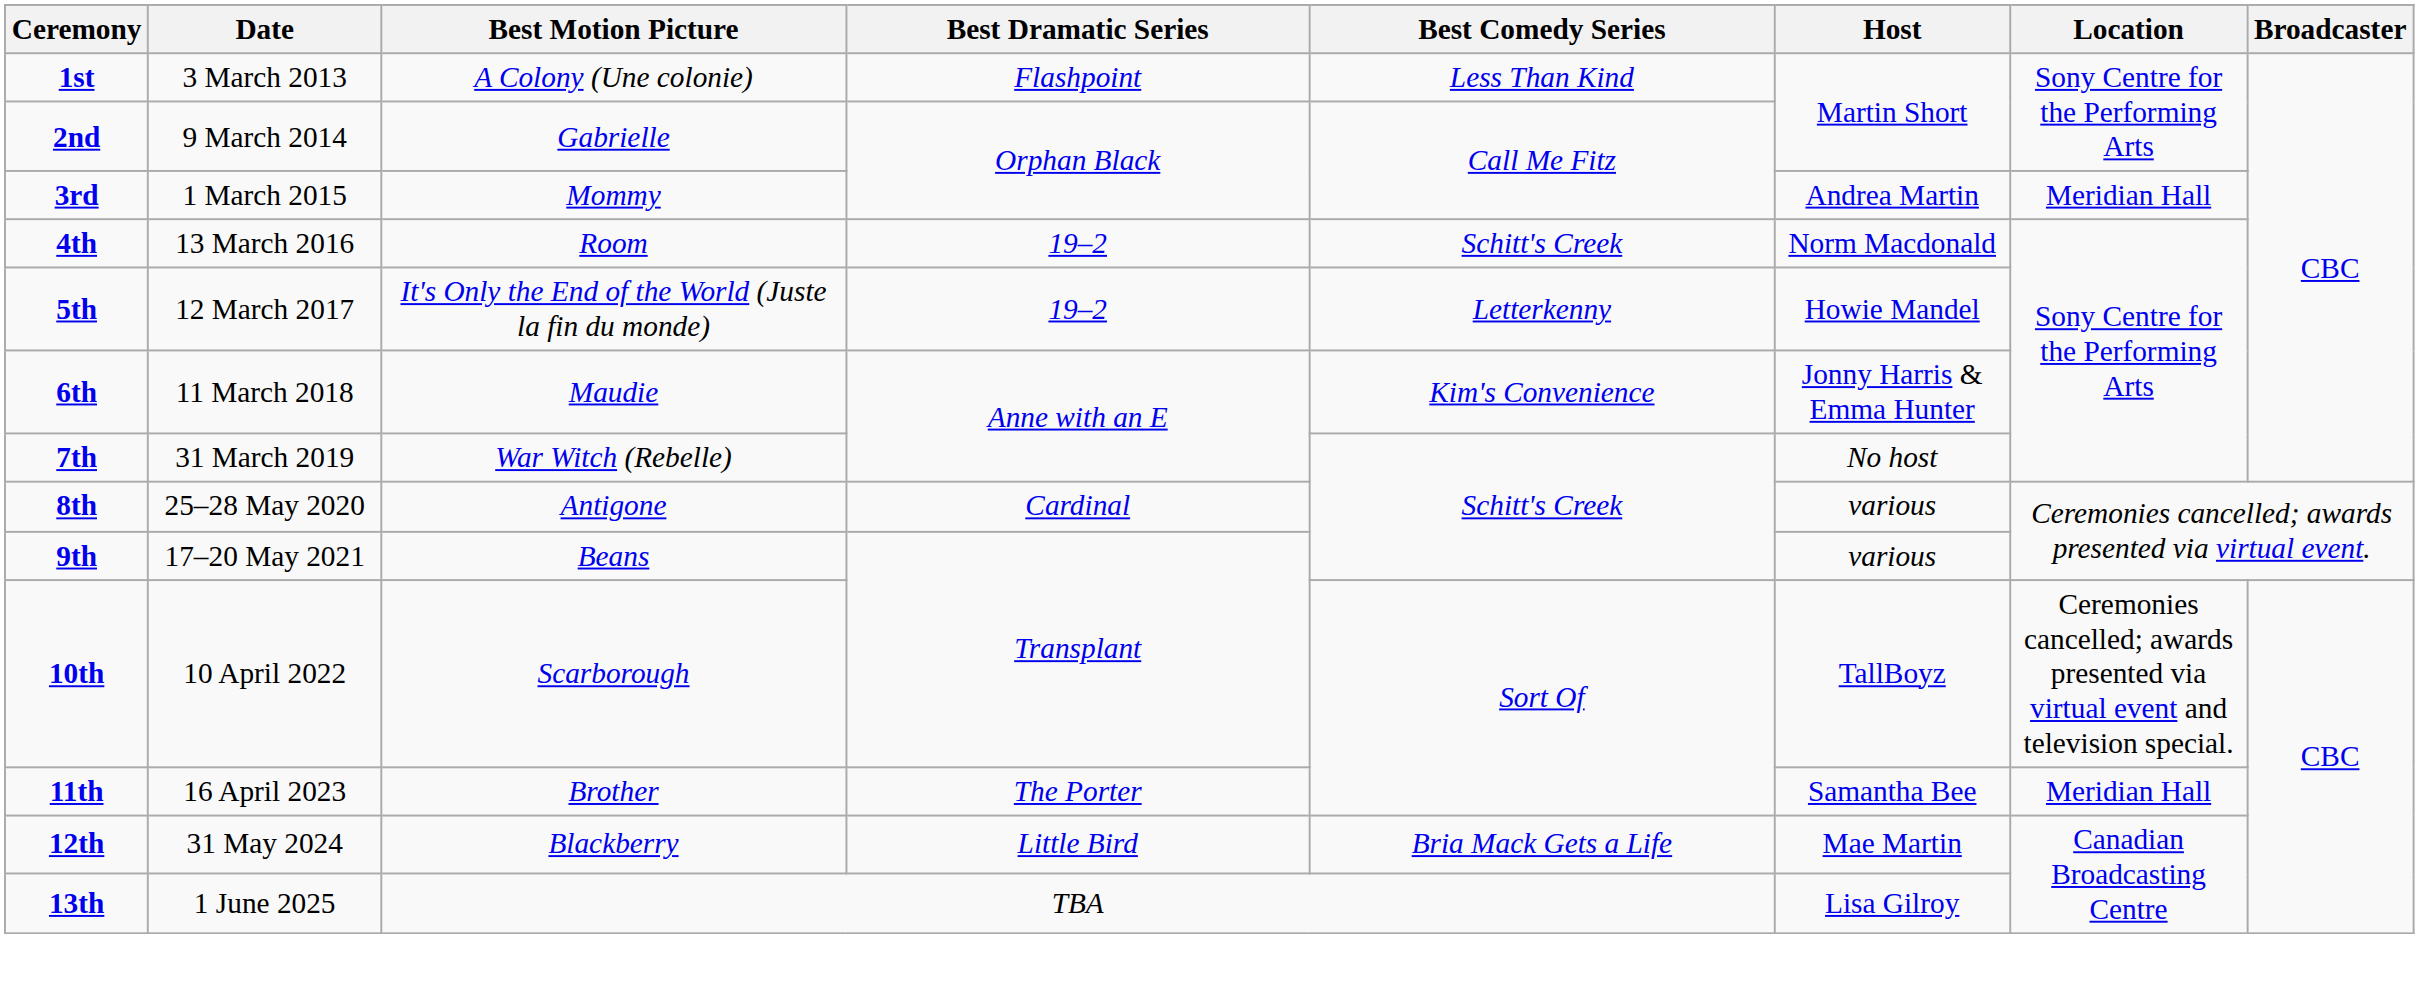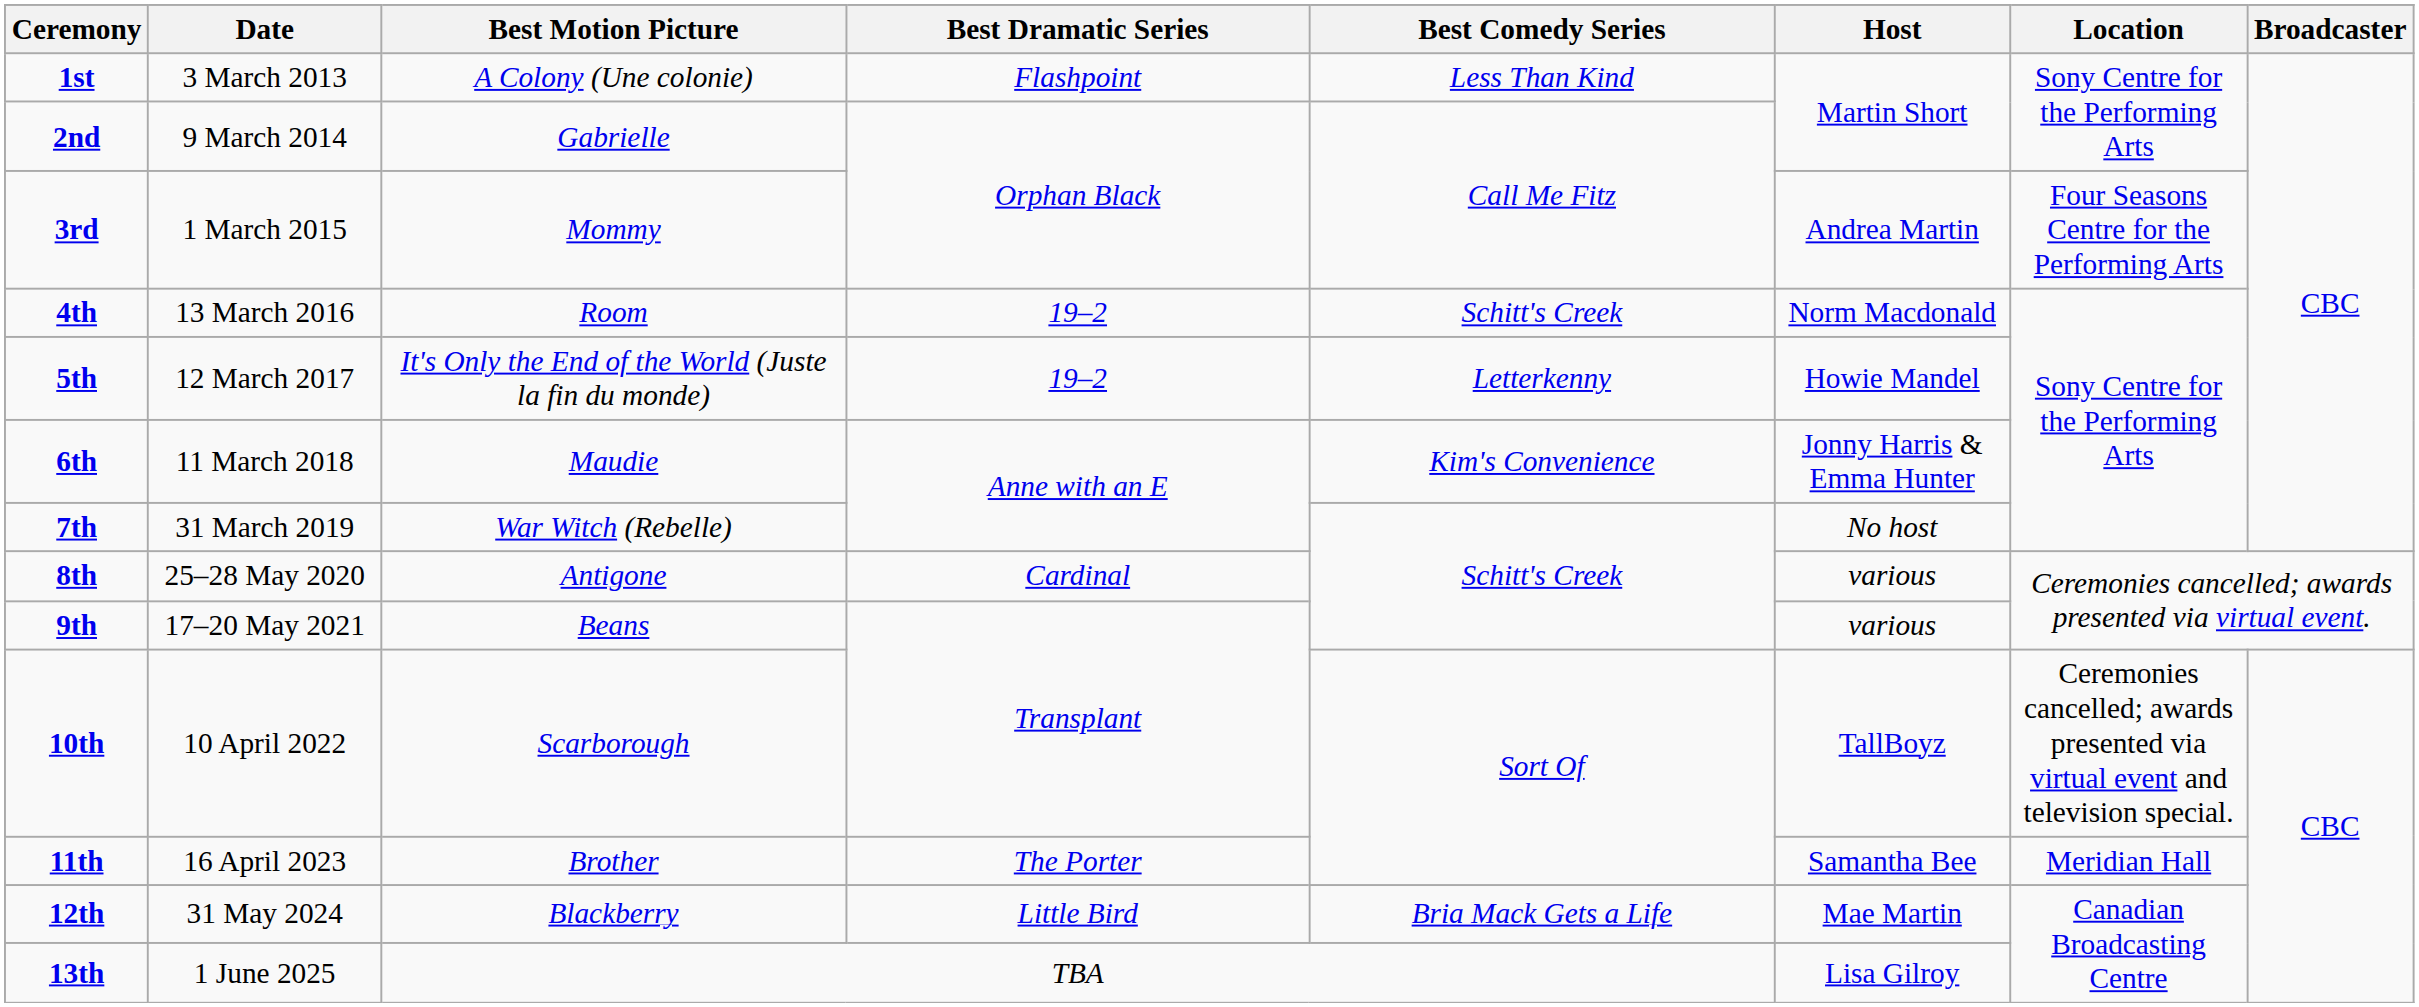(2129, 195) Meridian Hall -> (2129, 229) Four Seasons Centre for the Performing Arts
